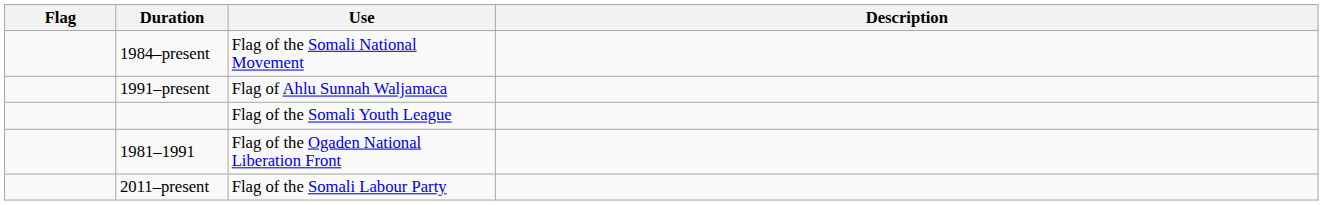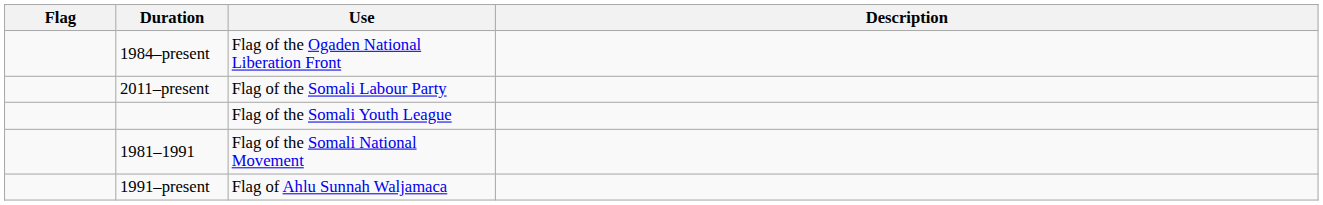(324, 53) Flag of the Somali National Movement -> (326, 53) Flag of the Ogaden National Liberation Front
rows swapped: (165, 187) <-> (165, 89)
(326, 151) Flag of the Ogaden National Liberation Front -> (324, 151) Flag of the Somali National Movement
